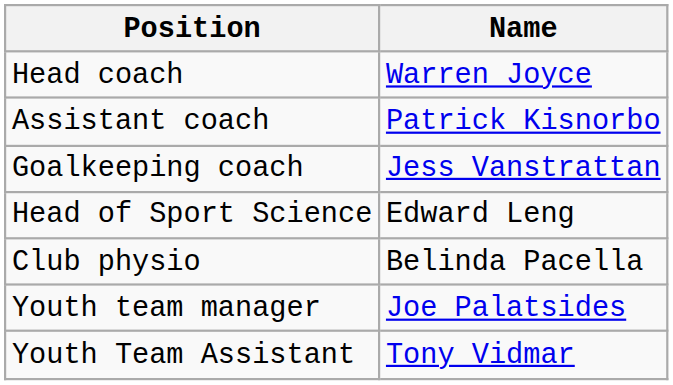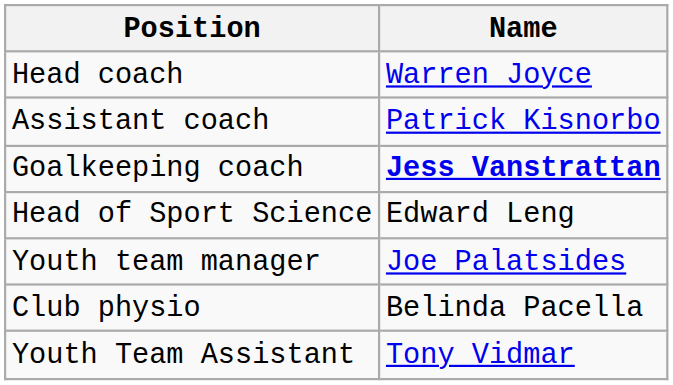(523, 168) normal -> (523, 168) bold
rows swapped: (106, 261) <-> (166, 308)
